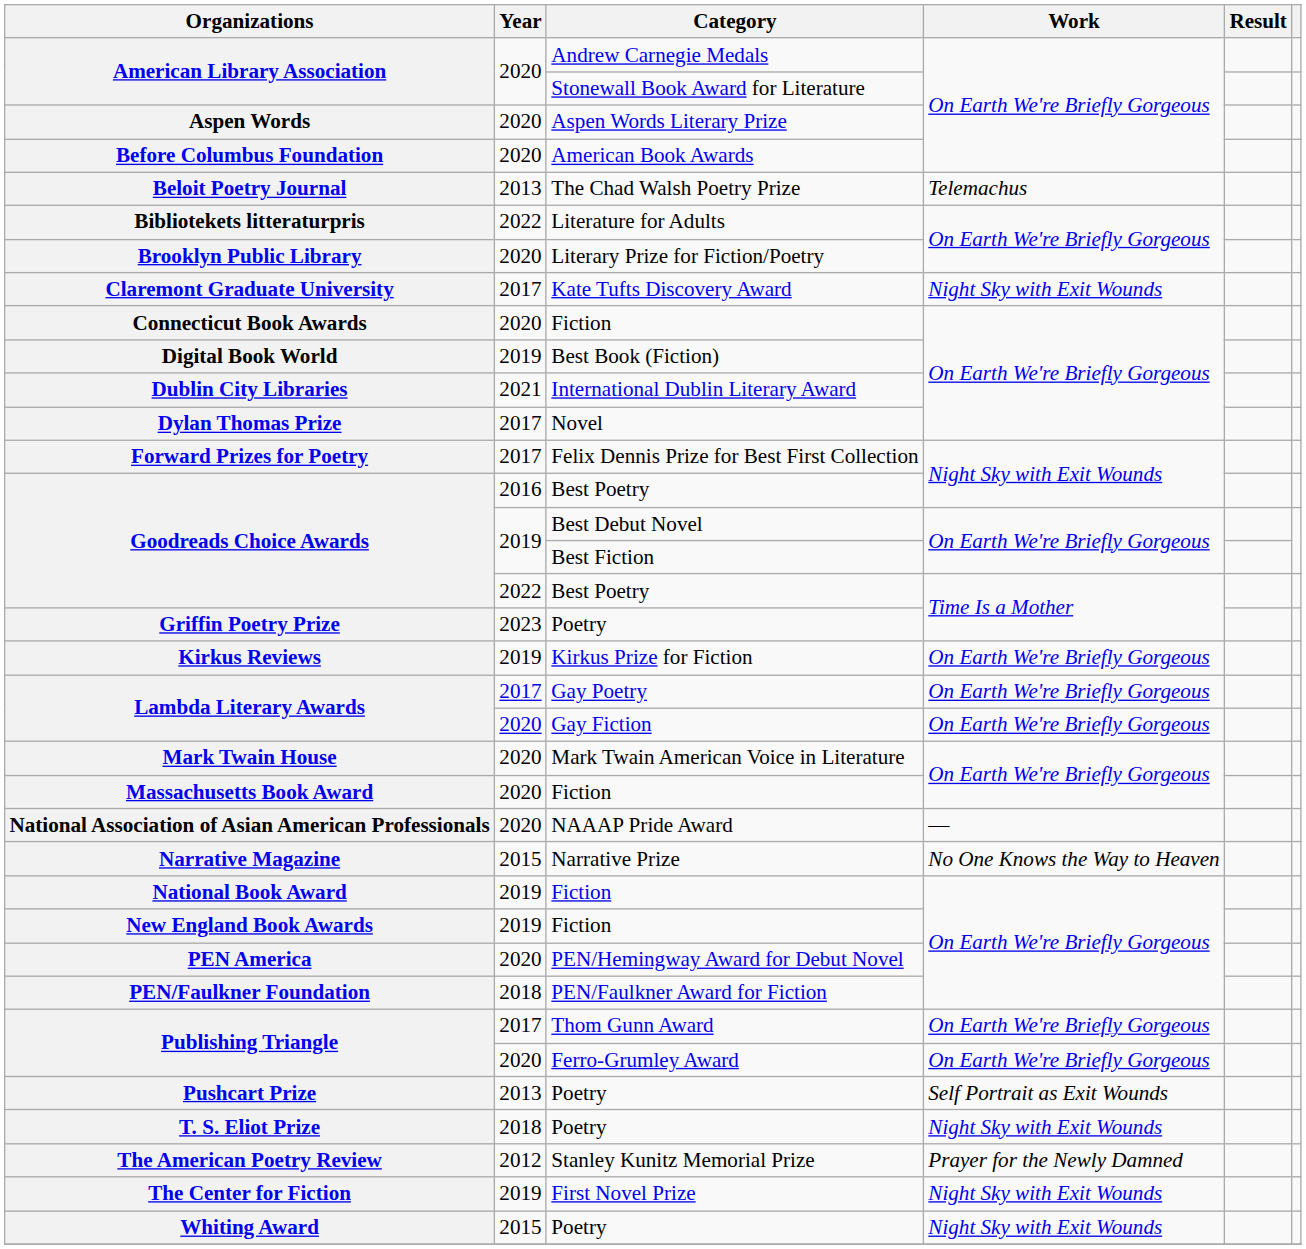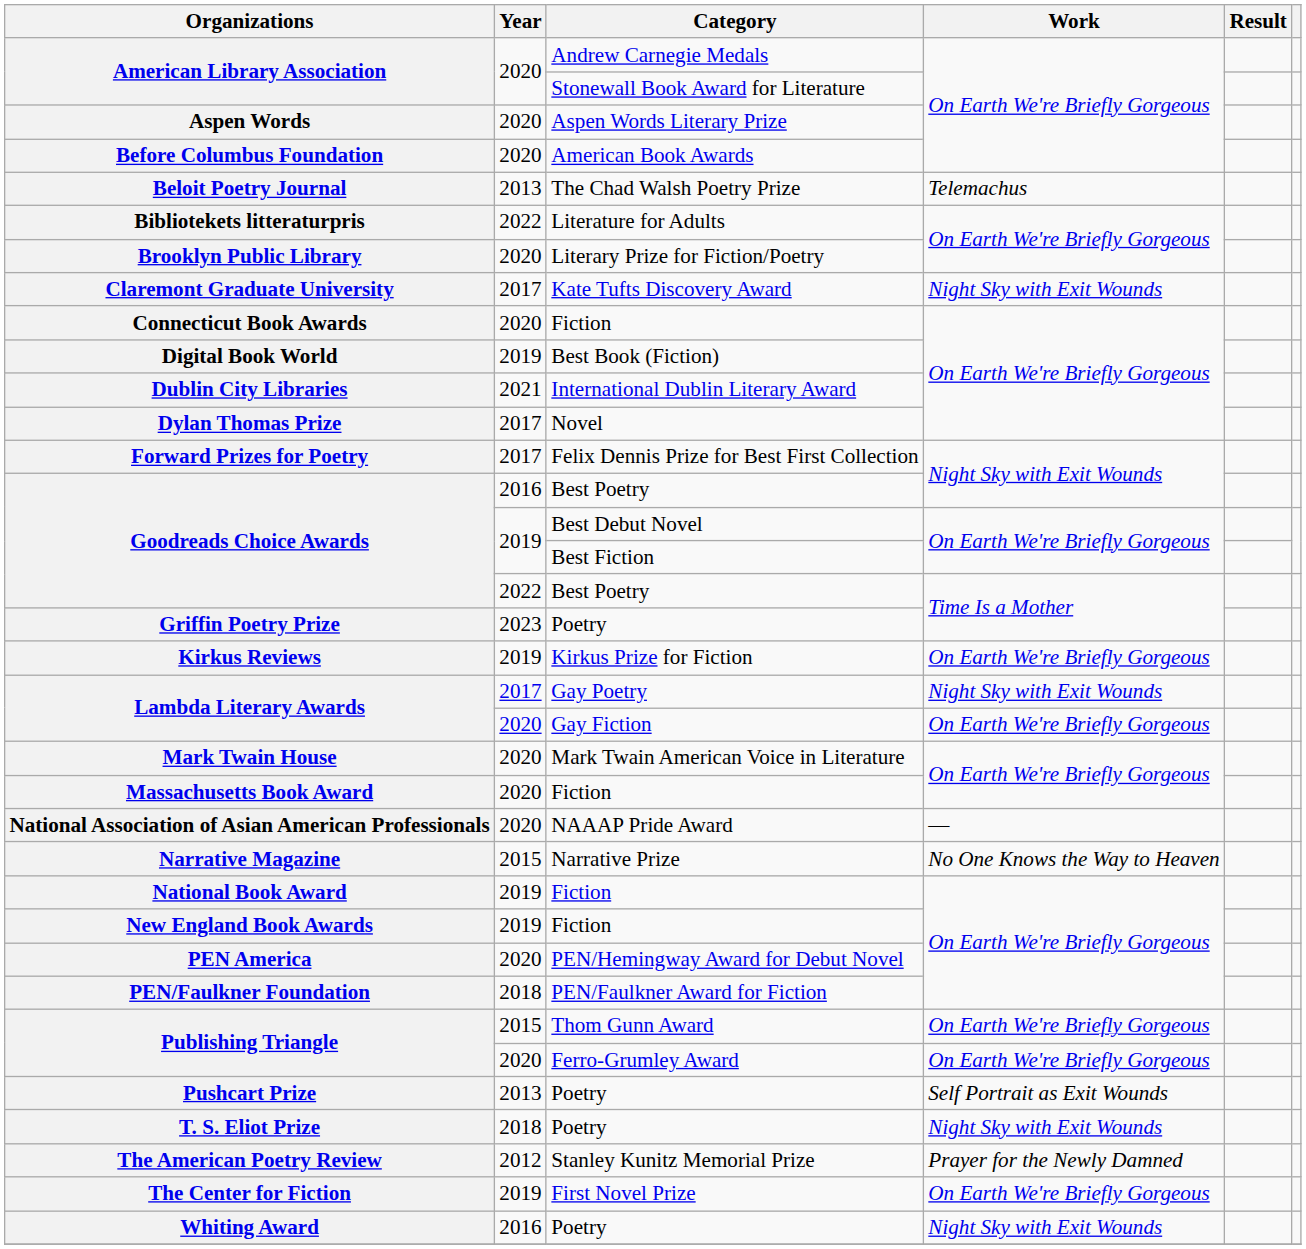(1069, 691) On Earth We're Briefly Gorgeous -> (1045, 691) Night Sky with Exit Wounds
(520, 1026) 2017 -> (520, 1026) 2015
(1045, 1193) Night Sky with Exit Wounds -> (1069, 1193) On Earth We're Briefly Gorgeous
(520, 1227) 2015 -> (520, 1227) 2016
